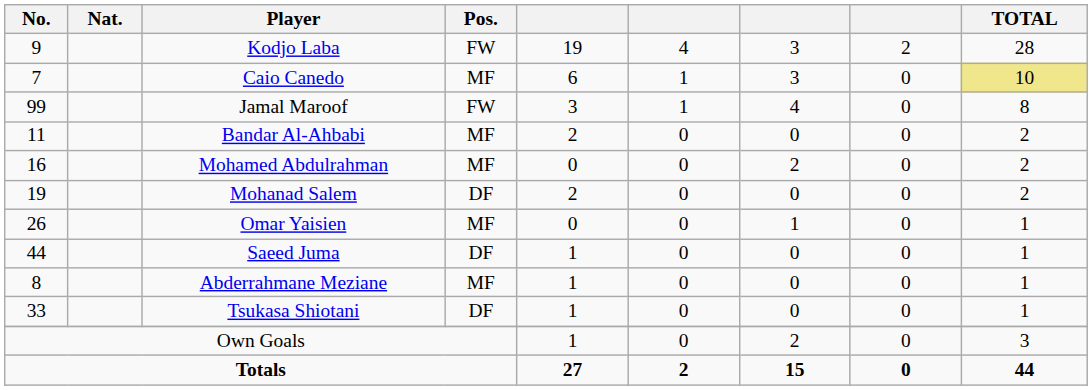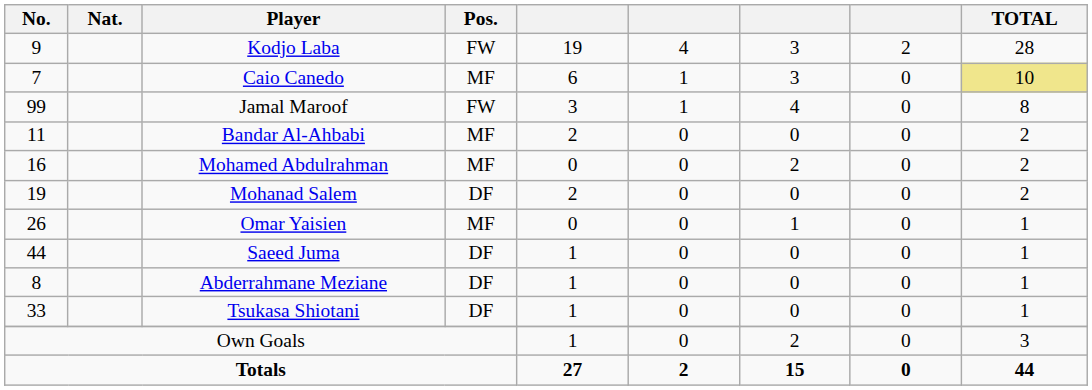(481, 281) MF -> (481, 281) DF
